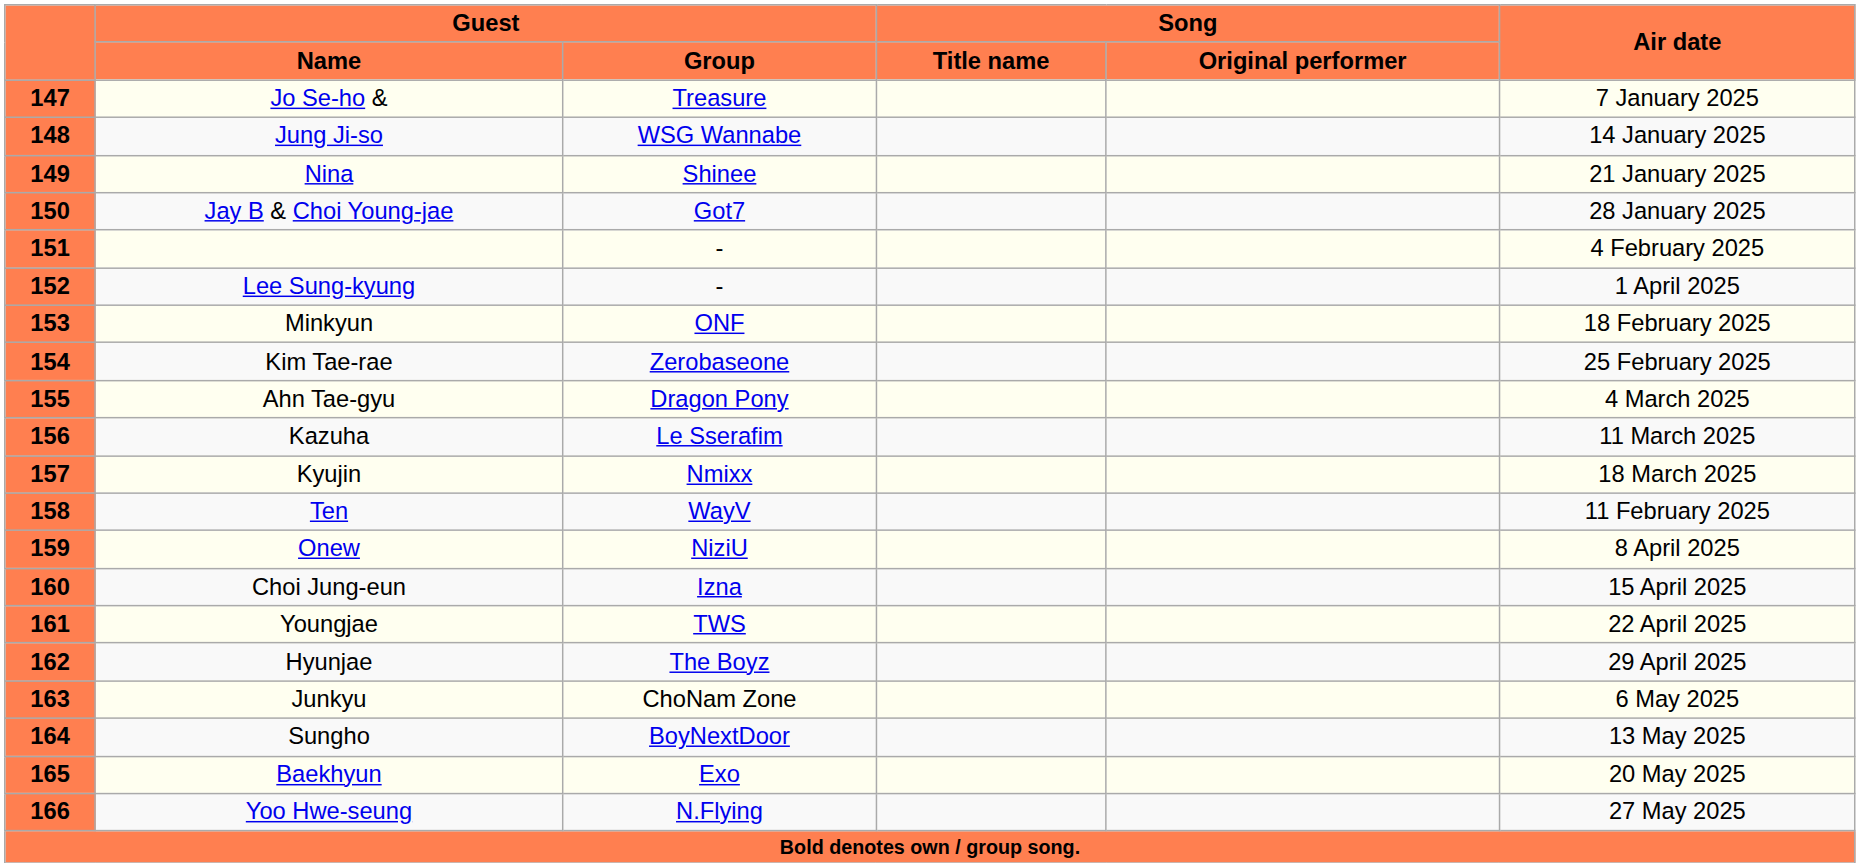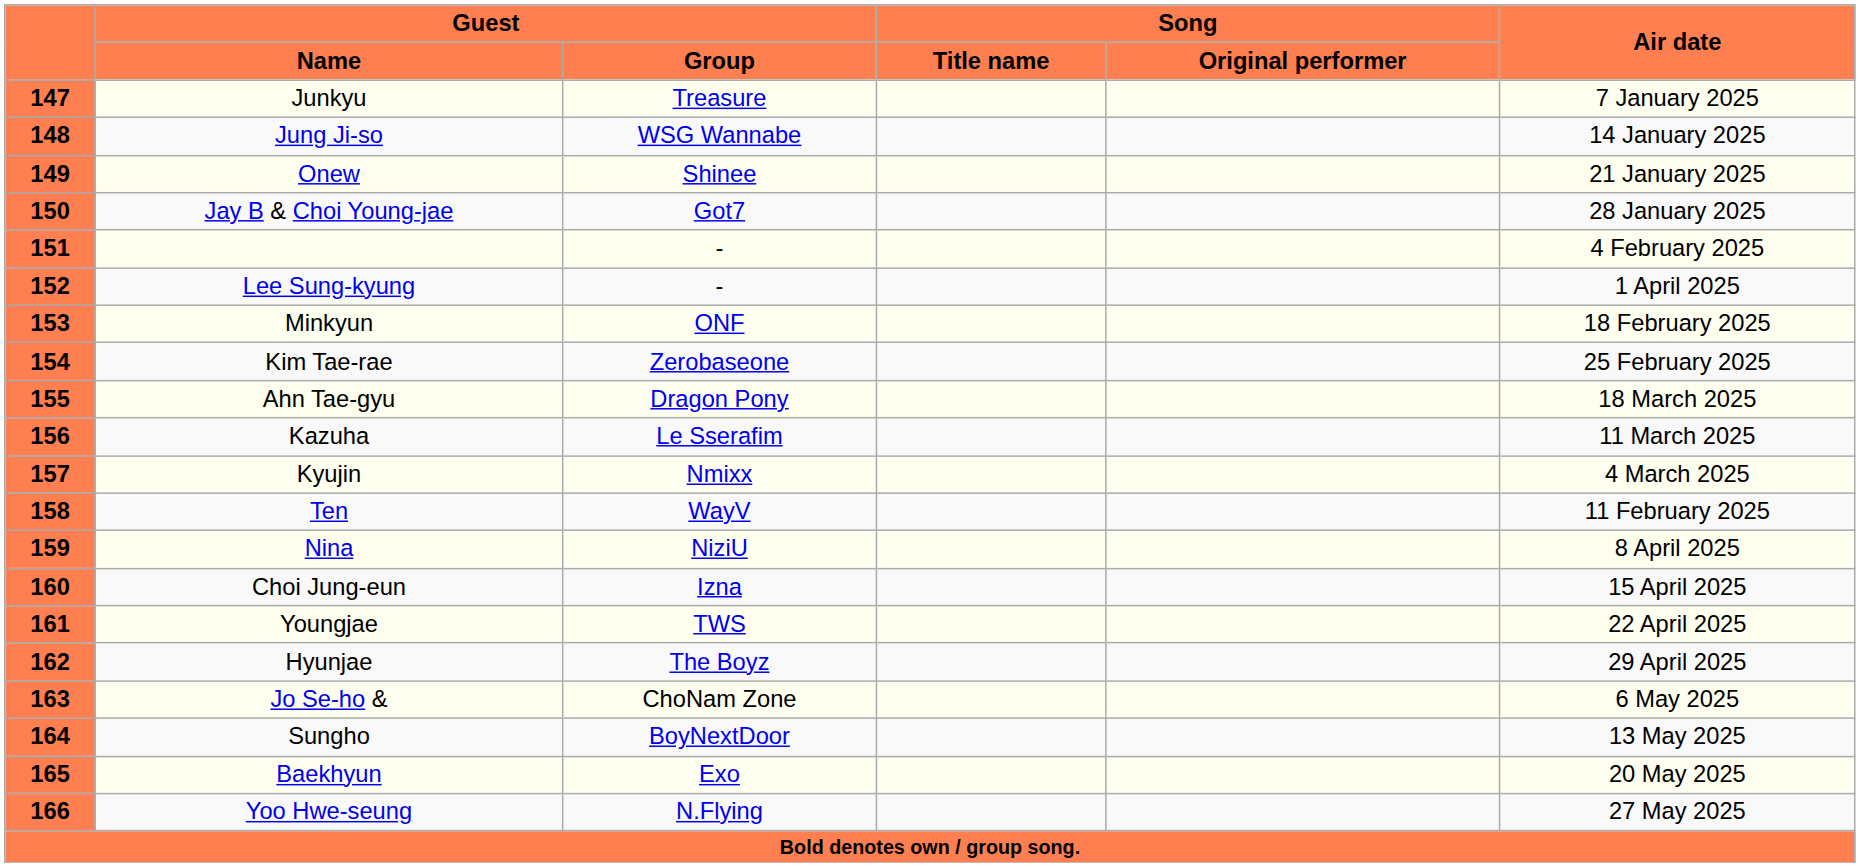(329, 98) Jo Se-ho & -> (329, 98) Junkyu
(329, 173) Nina -> (329, 173) Onew
(1677, 398) 4 March 2025 -> (1677, 398) 18 March 2025
(1677, 473) 18 March 2025 -> (1677, 473) 4 March 2025
(329, 549) Onew -> (329, 549) Nina
(329, 699) Junkyu -> (329, 699) Jo Se-ho &
